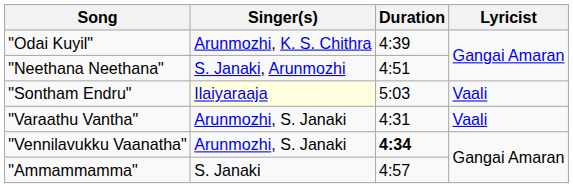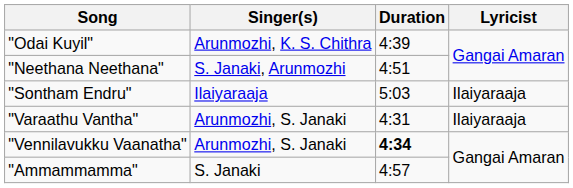(231, 94) lightyellow background -> (231, 94) no background
(470, 94) Vaali -> (489, 94) Ilaiyaraaja
(470, 119) Vaali -> (489, 119) Ilaiyaraaja
